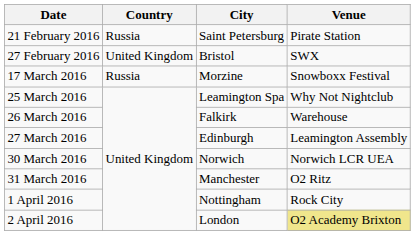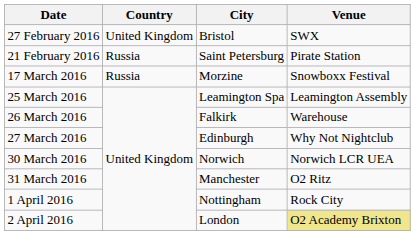rows swapped: (53, 35) <-> (53, 55)
(342, 96) Why Not Nightclub -> (349, 96) Leamington Assembly
(349, 138) Leamington Assembly -> (342, 138) Why Not Nightclub
